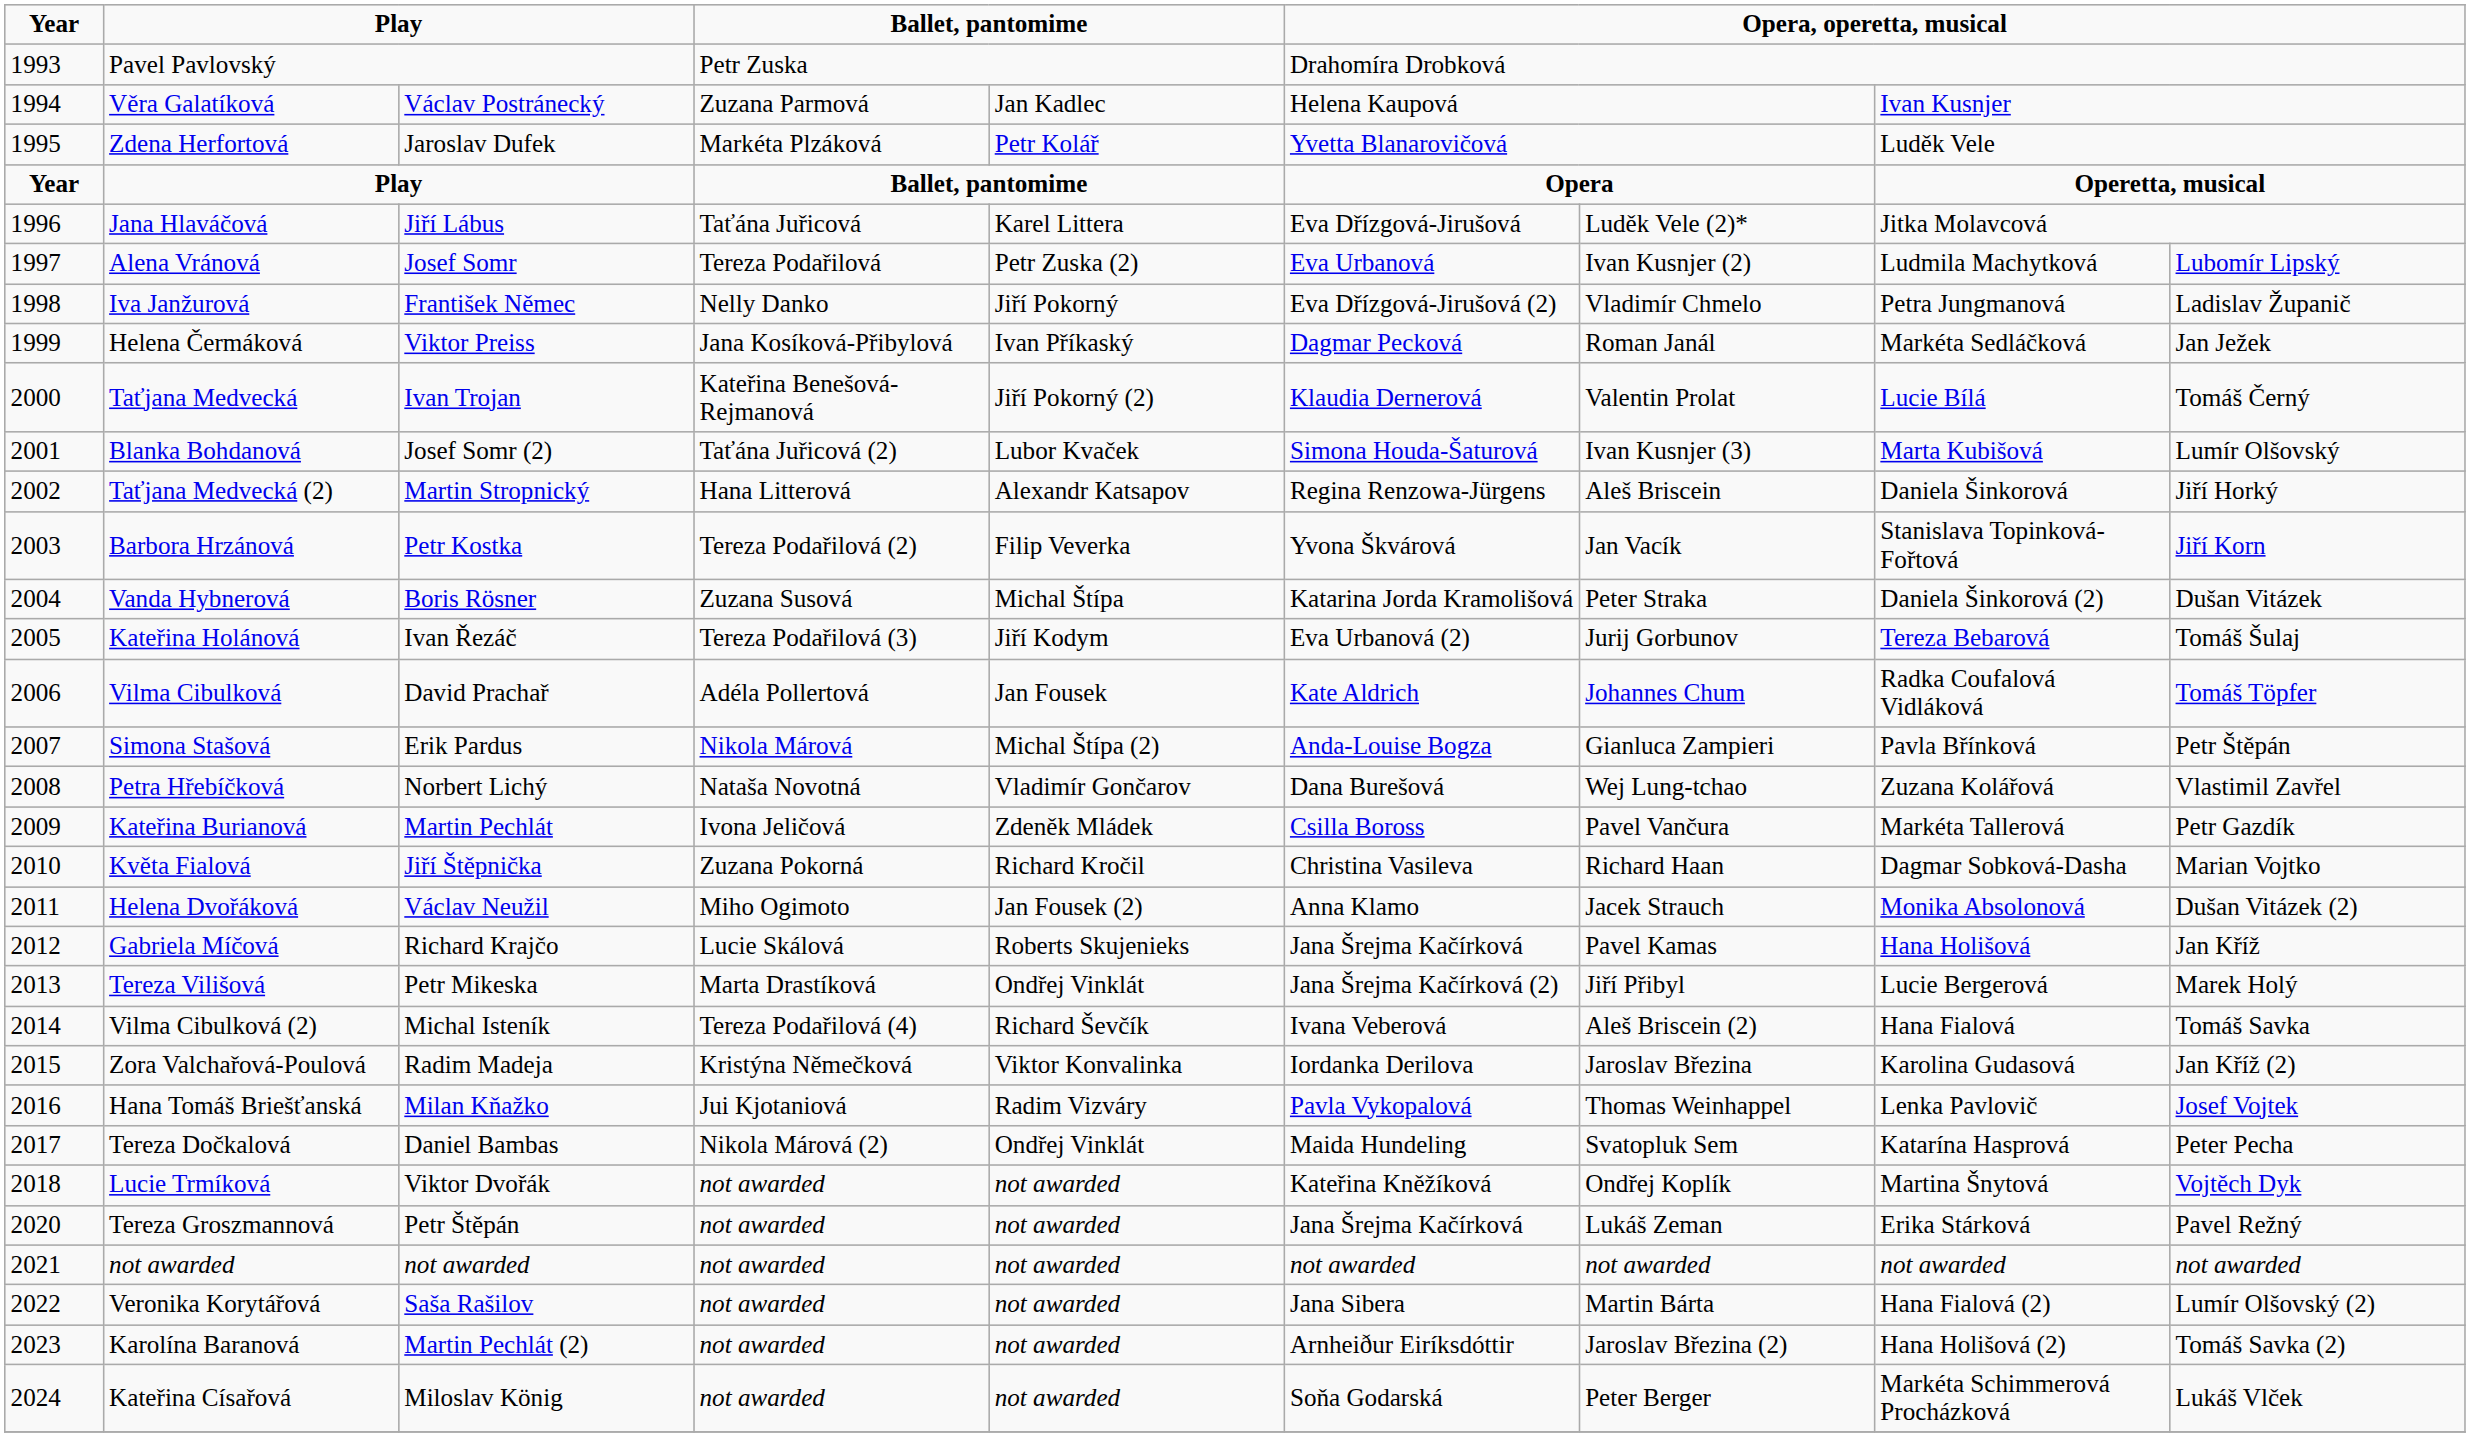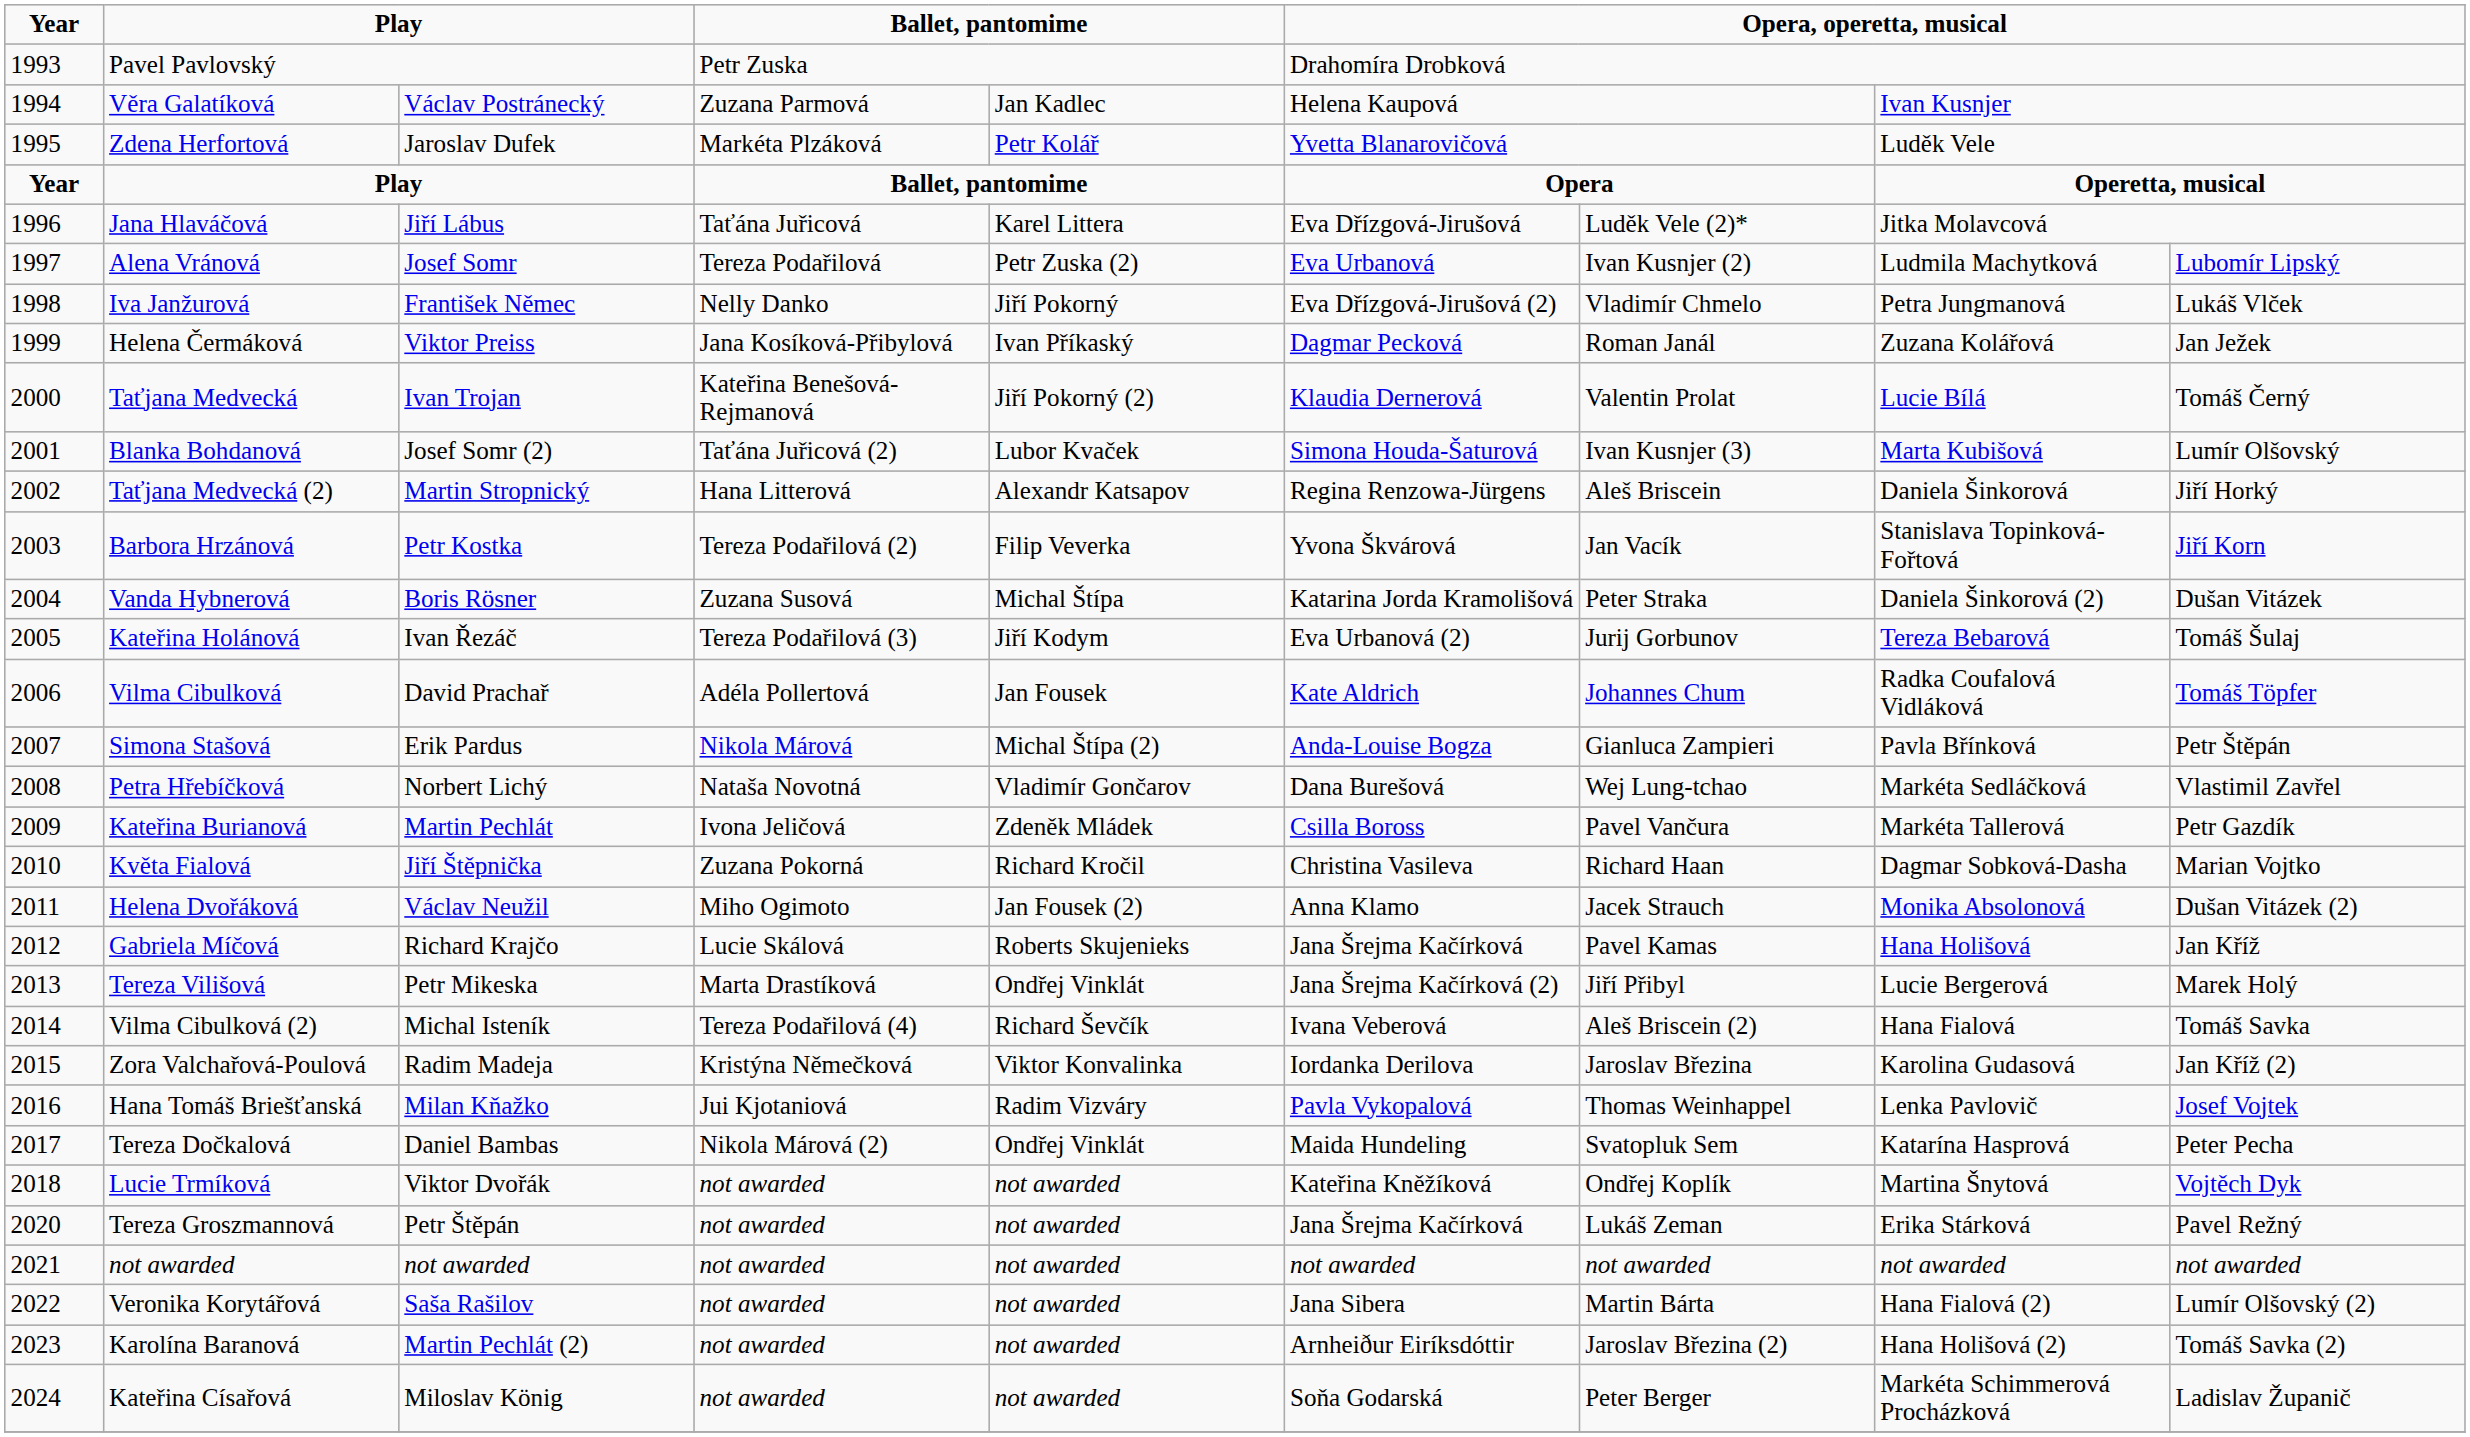(2263, 303) Ladislav Županič -> (2239, 303) Lukáš Vlček
(1983, 343) Markéta Sedláčková -> (1967, 343) Zuzana Kolářová
(1967, 786) Zuzana Kolářová -> (1983, 786) Markéta Sedláčková
(2239, 1398) Lukáš Vlček -> (2263, 1398) Ladislav Županič
